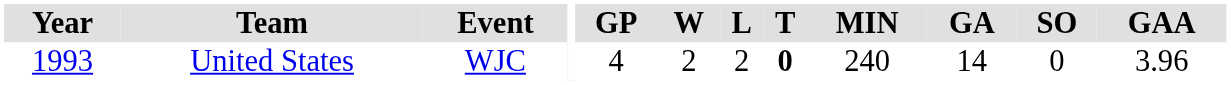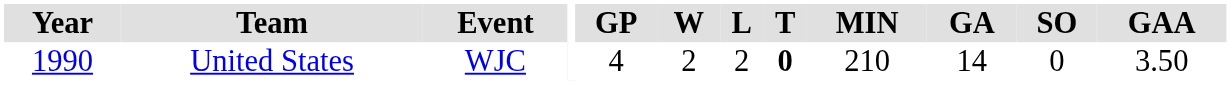(62, 60) 1993 -> (62, 60) 1990
(867, 60) 240 -> (867, 60) 210
(1162, 60) 3.96 -> (1162, 60) 3.50
